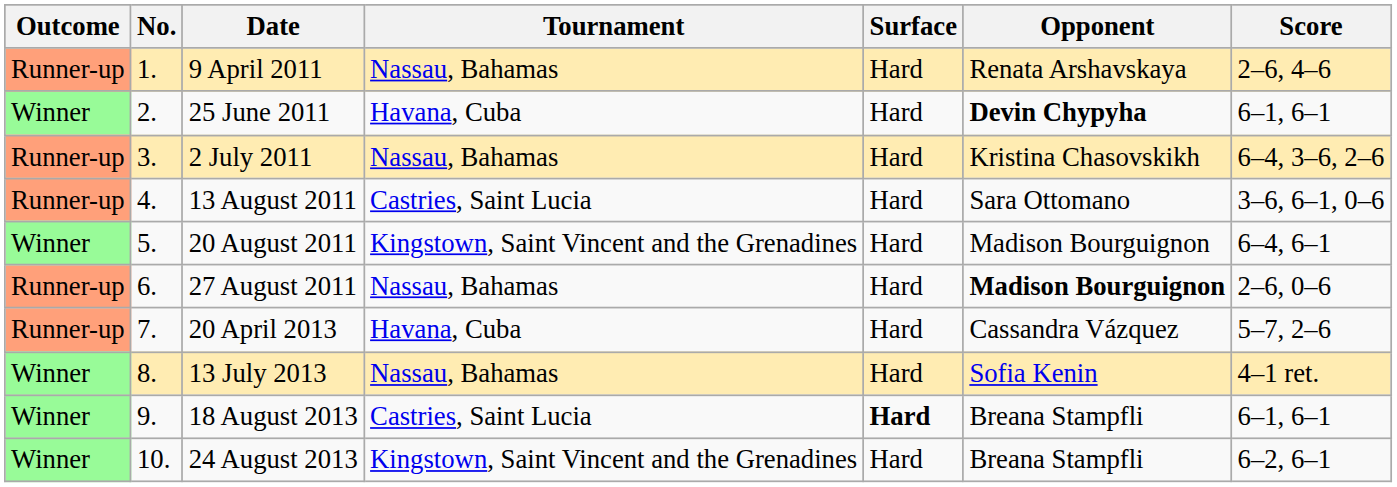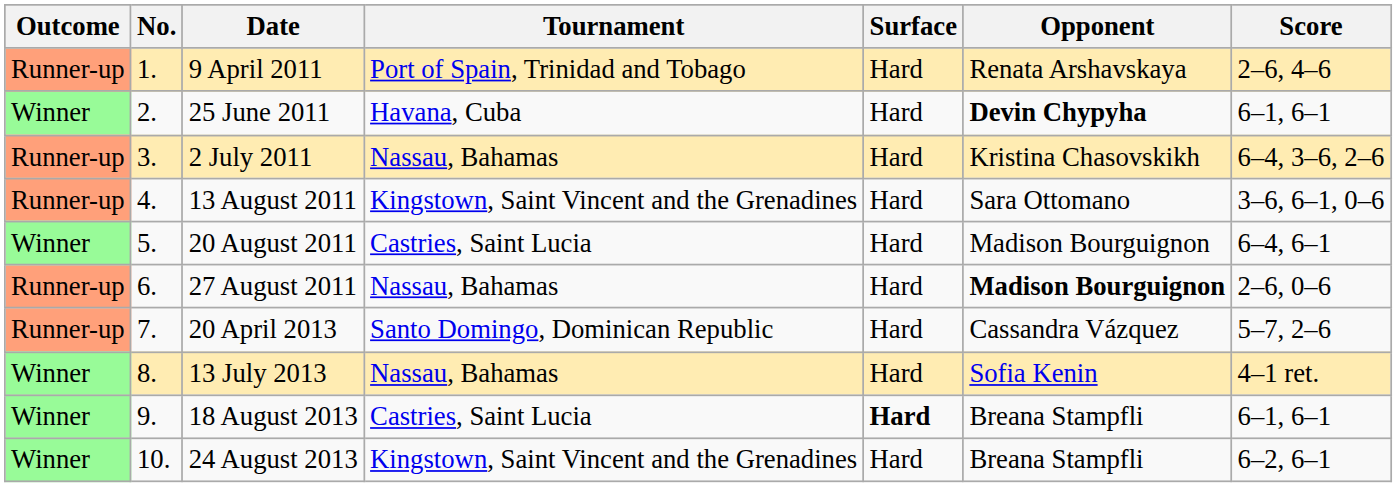(464, 68) Nassau, Bahamas -> (558, 68) Port of Spain, Trinidad and Tobago
(481, 198) Castries, Saint Lucia -> (614, 198) Kingstown, Saint Vincent and the Grenadines
(614, 242) Kingstown, Saint Vincent and the Grenadines -> (481, 242) Castries, Saint Lucia
(446, 328) Havana, Cuba -> (572, 328) Santo Domingo, Dominican Republic
